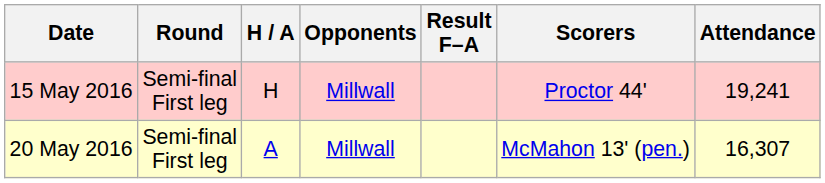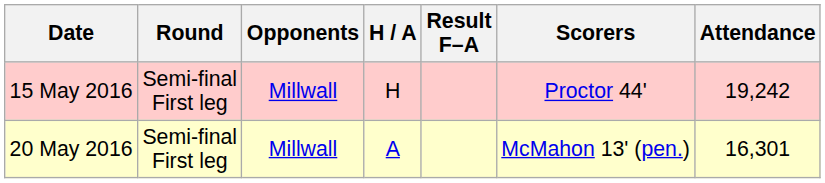columns swapped: (361, 33) <-> (271, 33)
(758, 91) 19,241 -> (758, 91) 19,242
(758, 148) 16,307 -> (758, 148) 16,301
